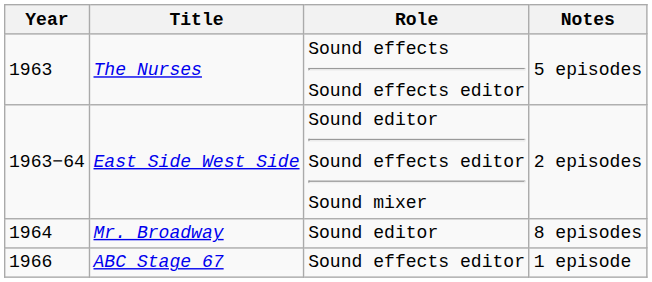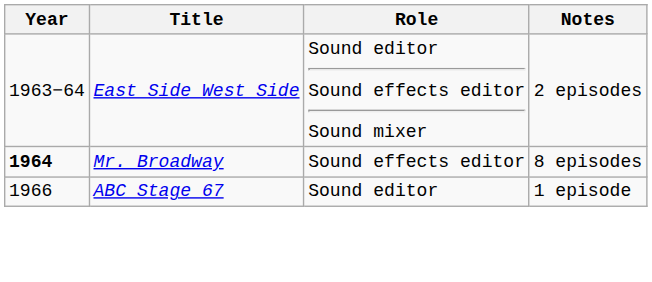- row: (148, 70)
(31, 233) normal -> (31, 162) bold
(373, 233) Sound editor -> (417, 162) Sound effects editor
(417, 262) Sound effects editor -> (373, 191) Sound editor
